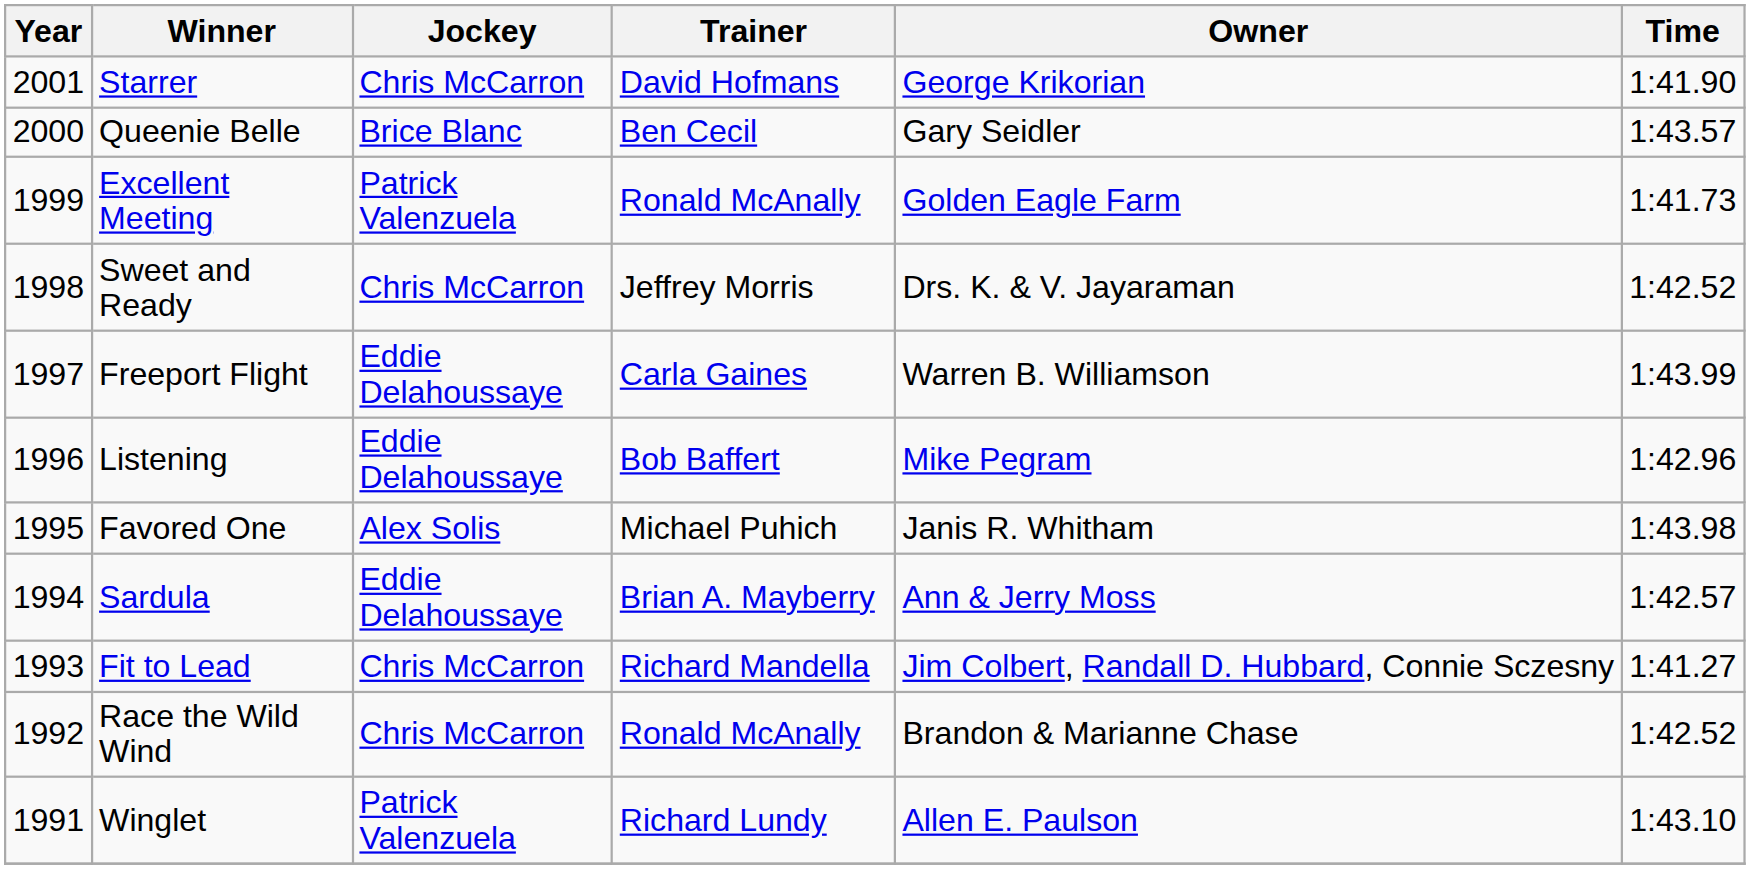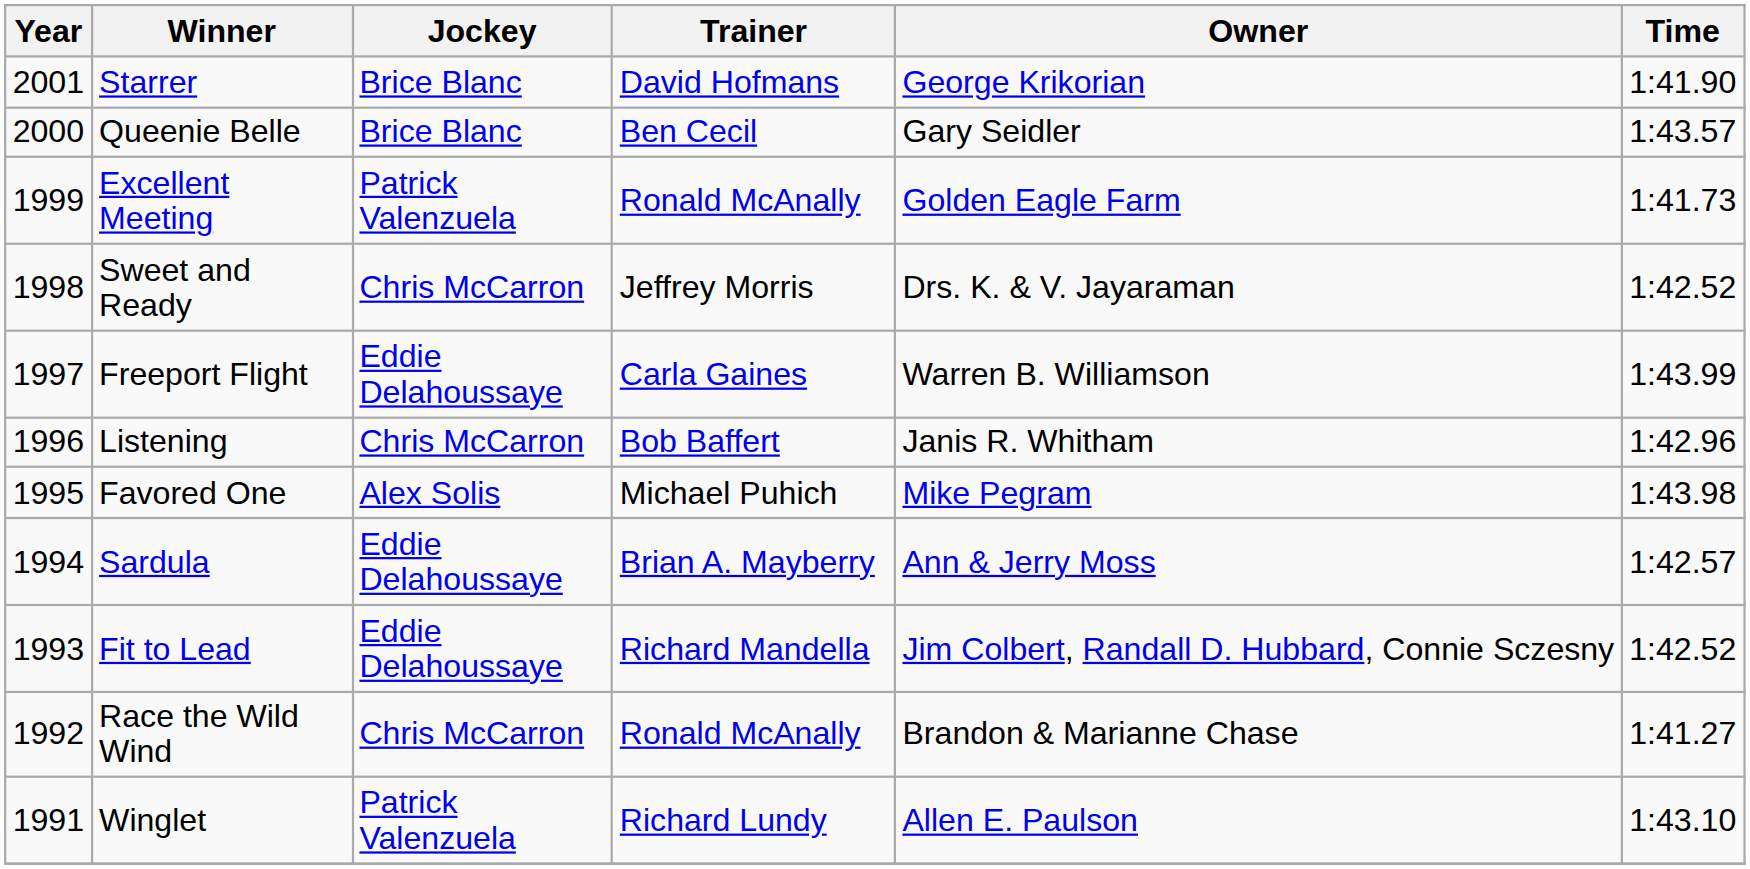(472, 82) Chris McCarron -> (441, 82) Brice Blanc
(461, 460) Eddie Delahoussaye -> (472, 442) Chris McCarron
(997, 460) Mike Pegram -> (1028, 442) Janis R. Whitham
(1028, 529) Janis R. Whitham -> (997, 493) Mike Pegram
(472, 666) Chris McCarron -> (461, 648) Eddie Delahoussaye
(1683, 666) 1:41.27 -> (1683, 648) 1:42.52
(1683, 734) 1:42.52 -> (1683, 734) 1:41.27
